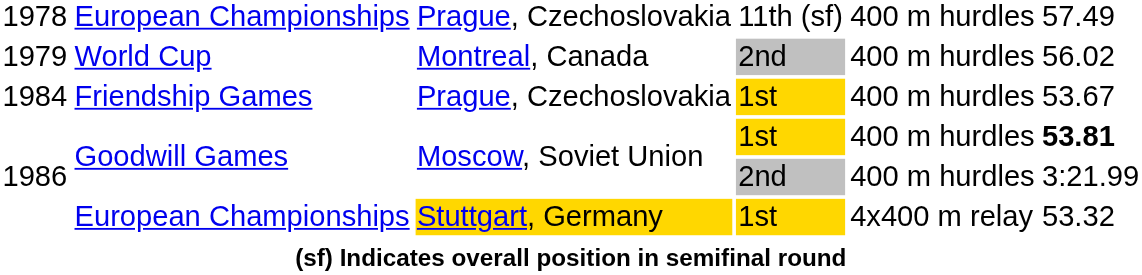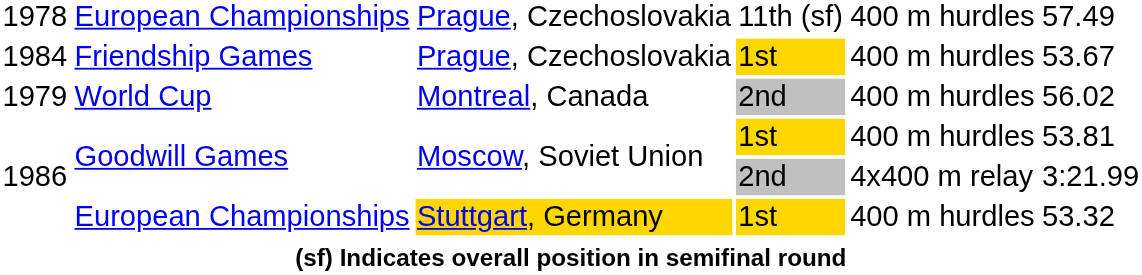rows swapped: (143, 56) <-> (193, 96)
(1078, 136) bold -> (1078, 136) normal
(942, 176) 400 m hurdles -> (942, 176) 4x400 m relay
(942, 216) 4x400 m relay -> (942, 216) 400 m hurdles
